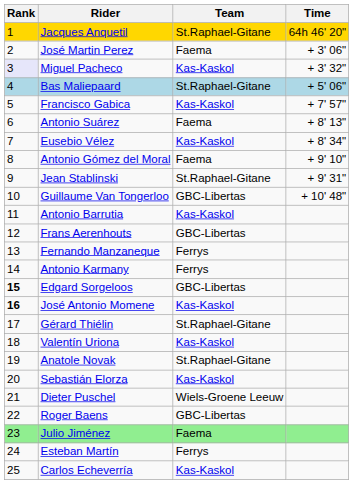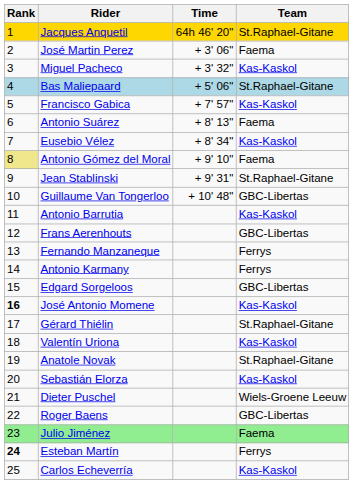columns swapped: (230, 13) <-> (317, 13)
(10, 68) lavender background -> (10, 68) no background
(10, 159) no background -> (10, 159) khaki background
(13, 287) bold -> (13, 287) normal
(13, 452) normal -> (13, 452) bold
